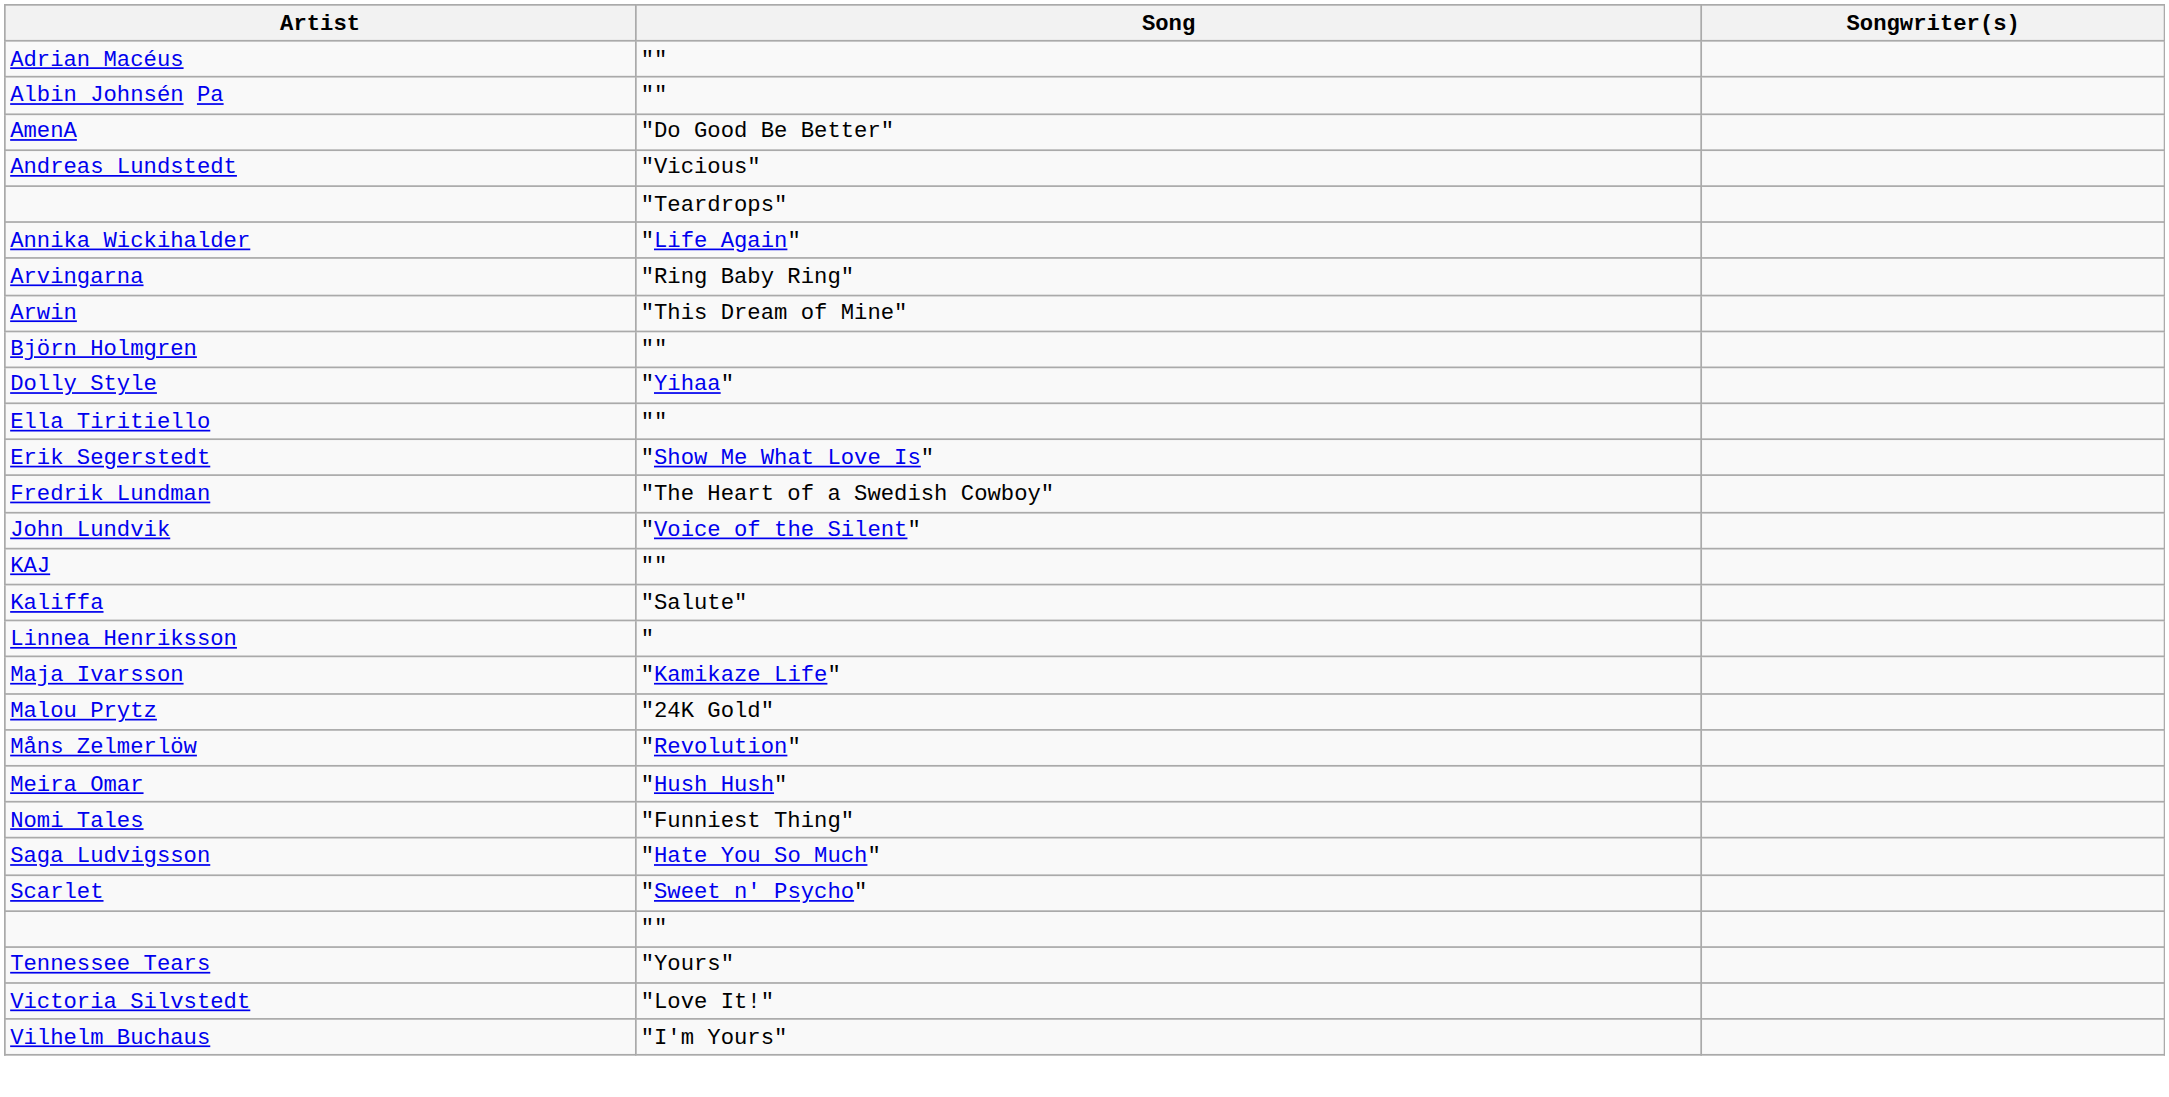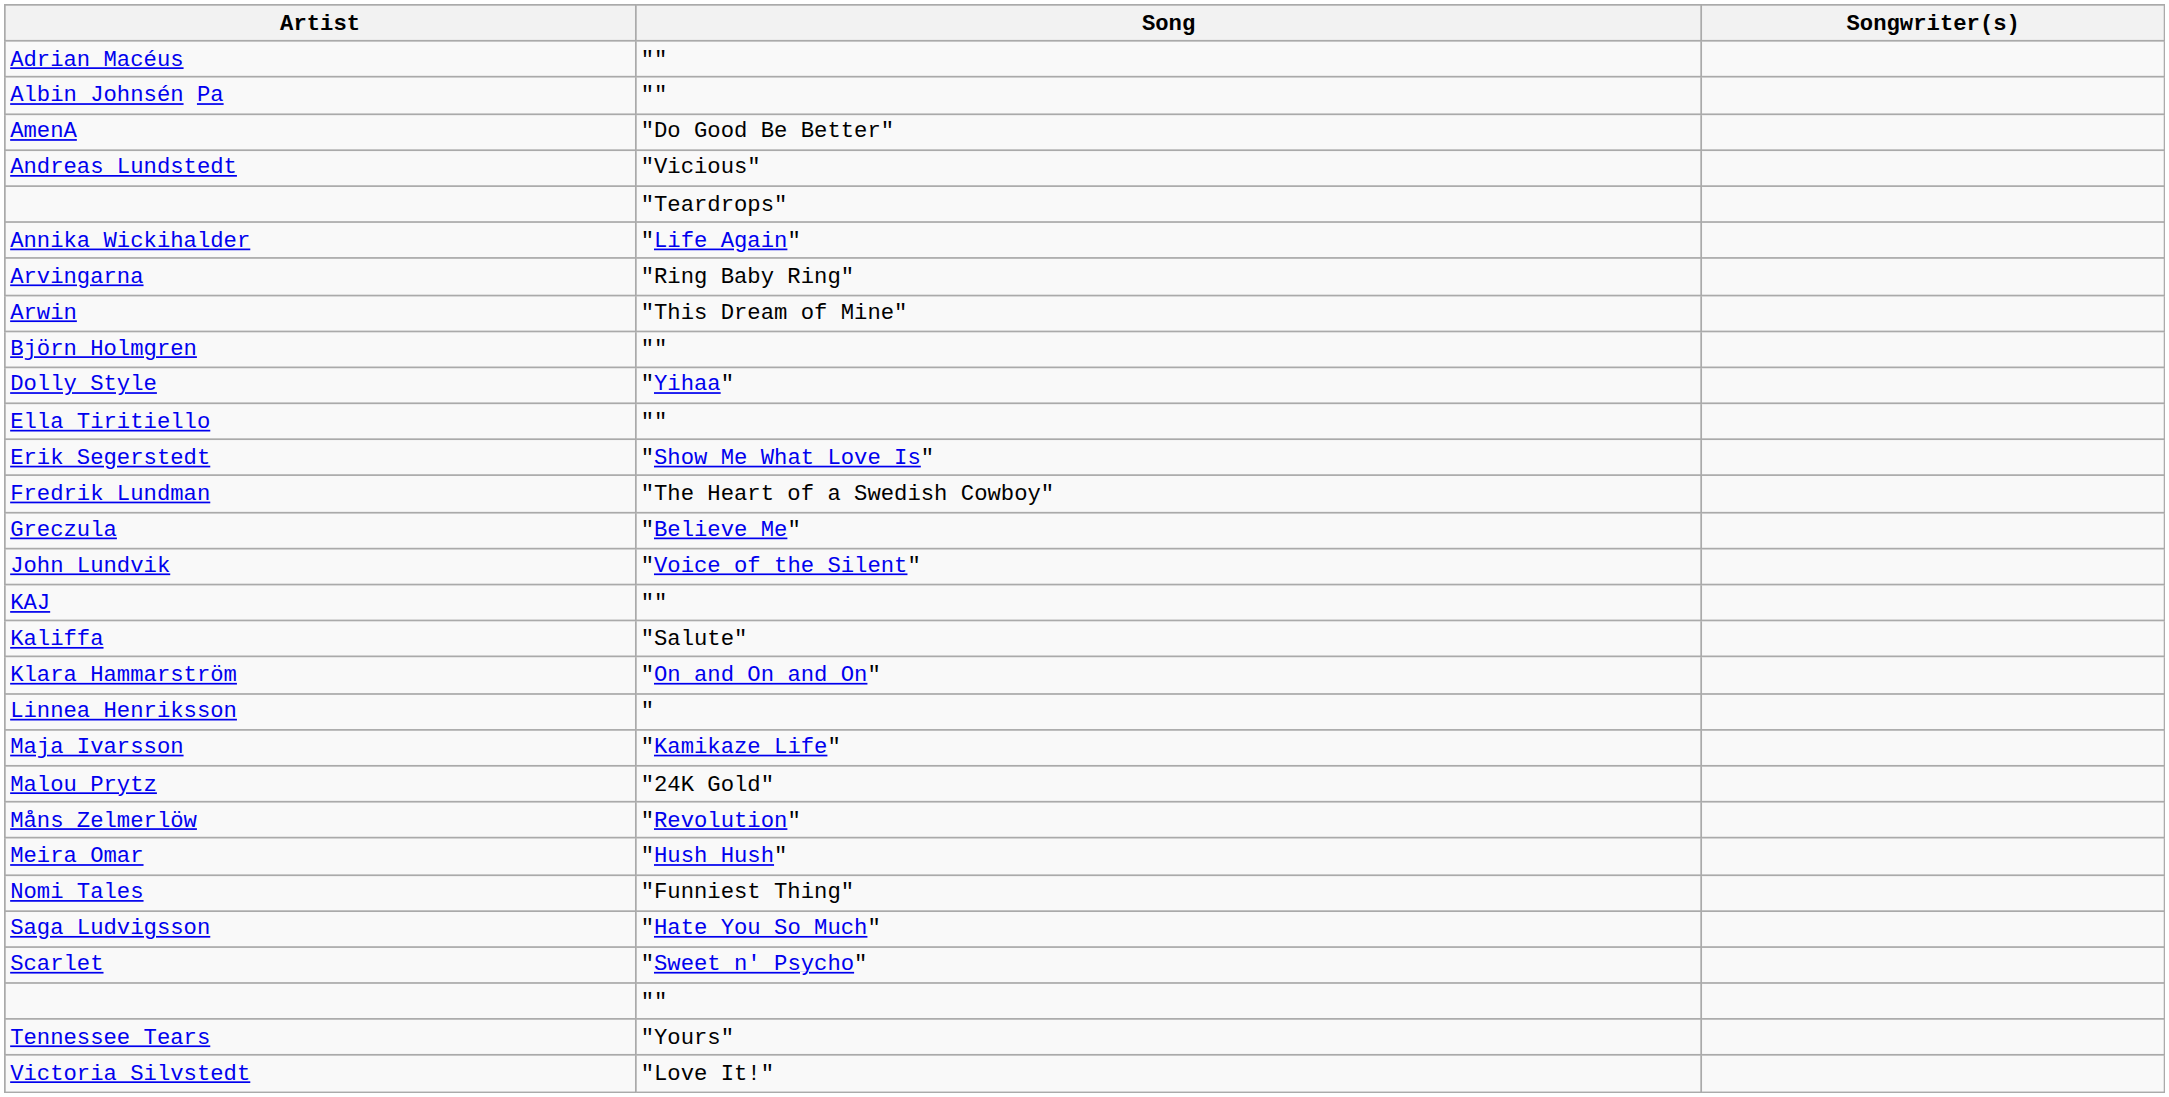+ row: (64, 530)
+ row: (124, 675)
- row: (110, 1037)
